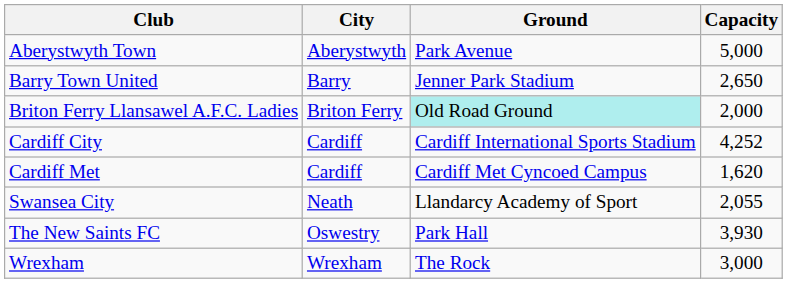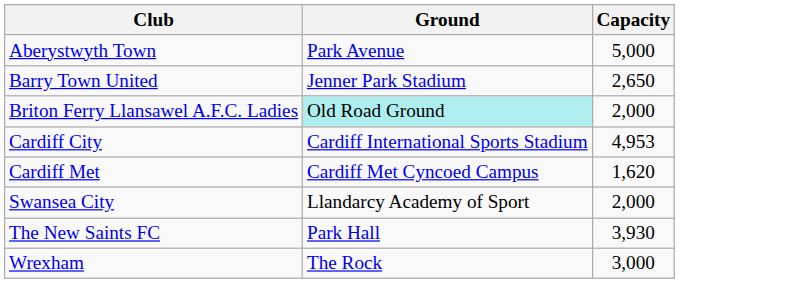- column: (357, 19)
(741, 141) 4,252 -> (633, 141) 4,953
(741, 202) 2,055 -> (633, 202) 2,000
